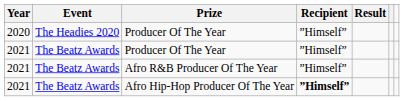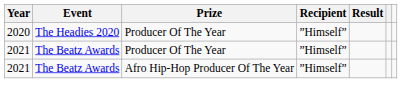- row: (19, 68)
(324, 86) bold -> (323, 68) normal
